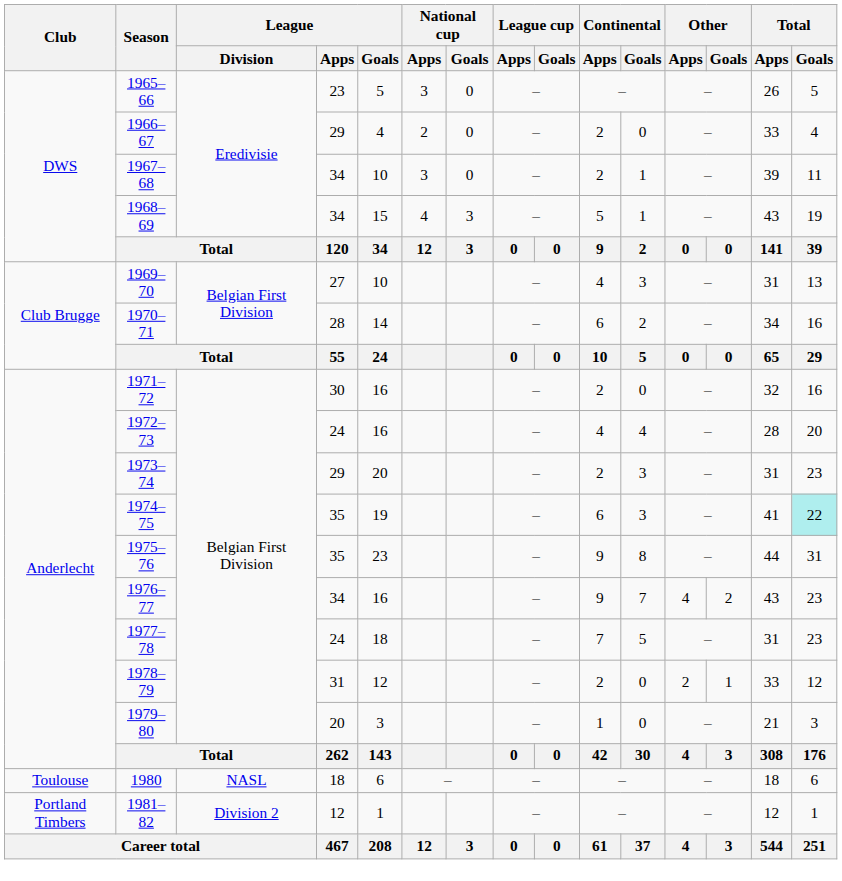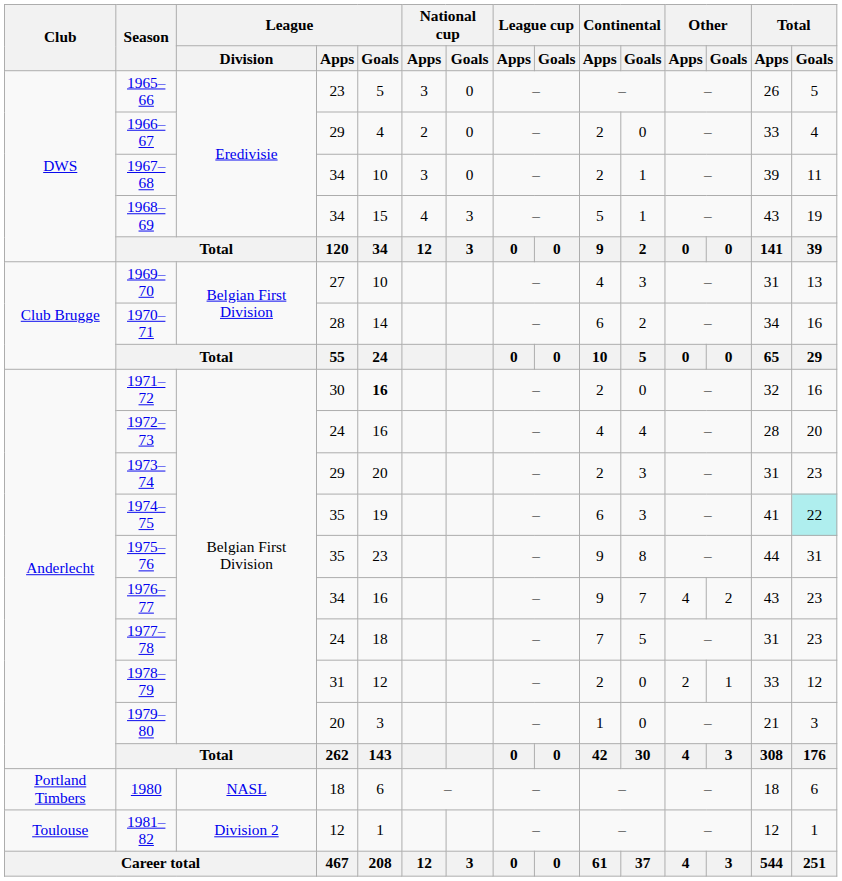(380, 389) normal -> (380, 389) bold
(60, 780) Toulouse -> (60, 788) Portland Timbers
(60, 813) Portland Timbers -> (60, 830) Toulouse
